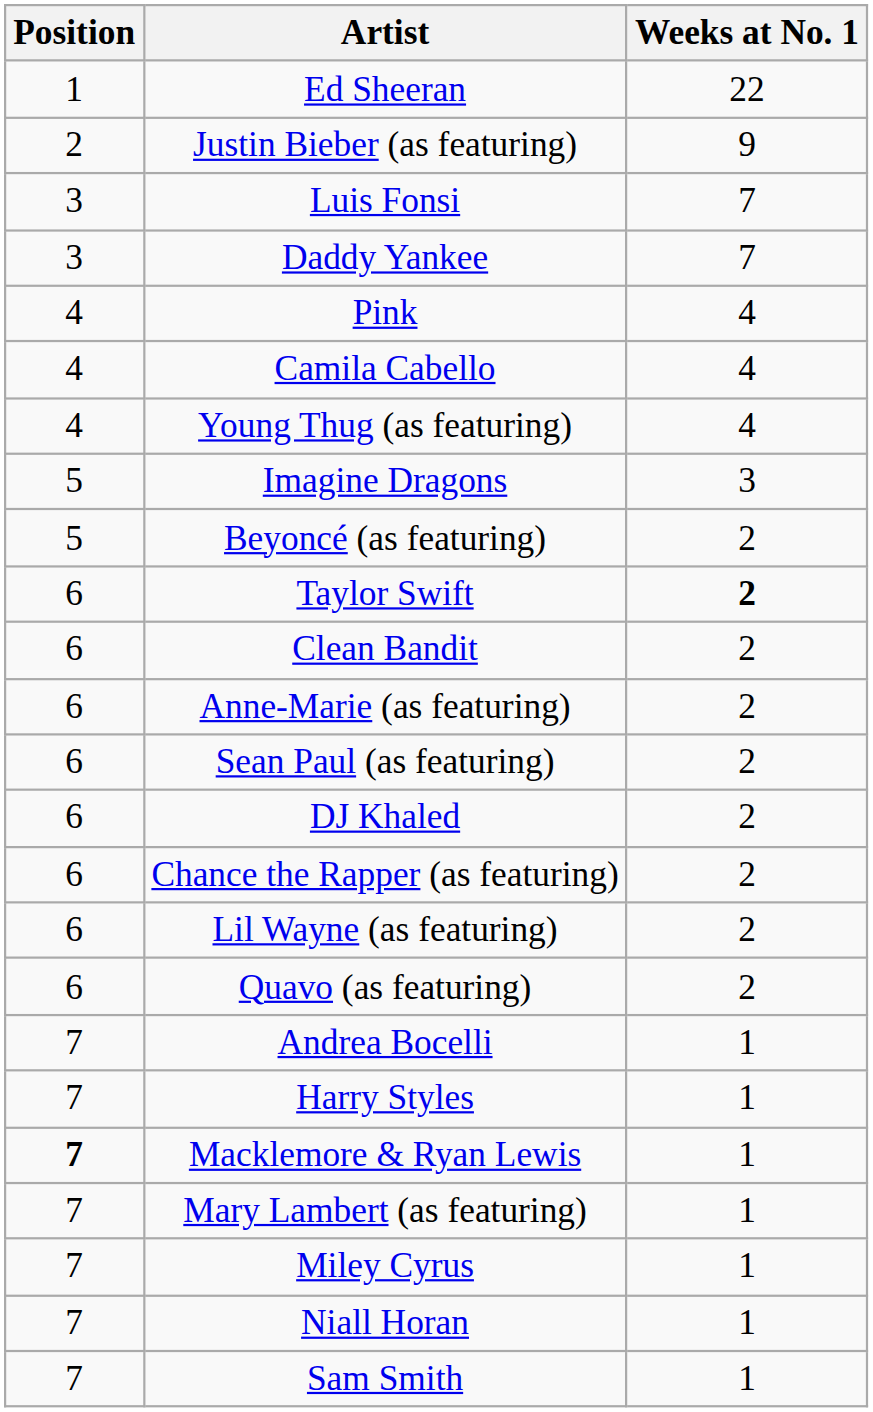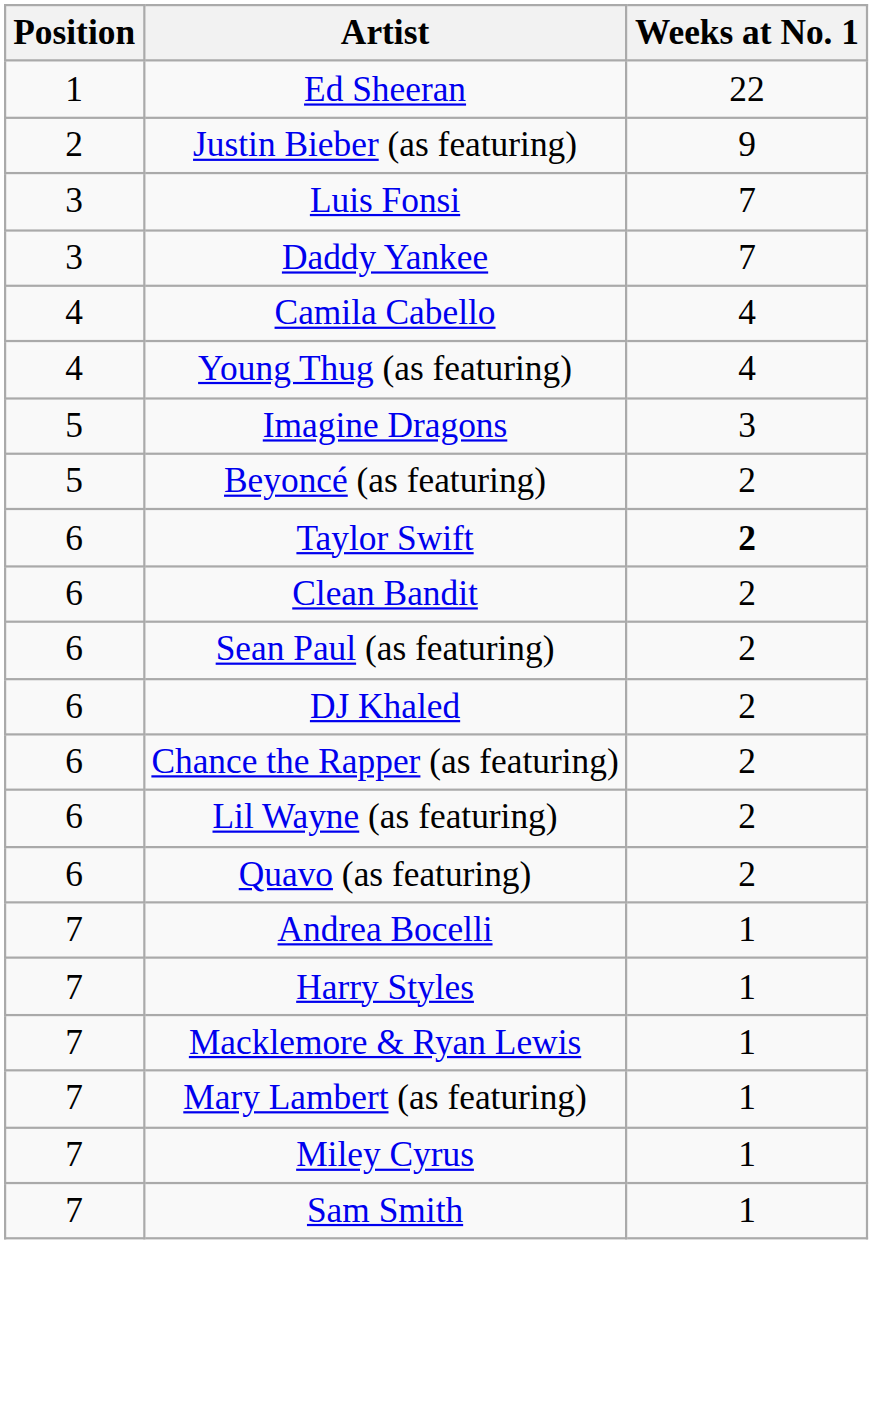- row: (385, 312)
- row: (385, 705)
(74, 1154) bold -> (74, 1041) normal
- row: (385, 1322)
